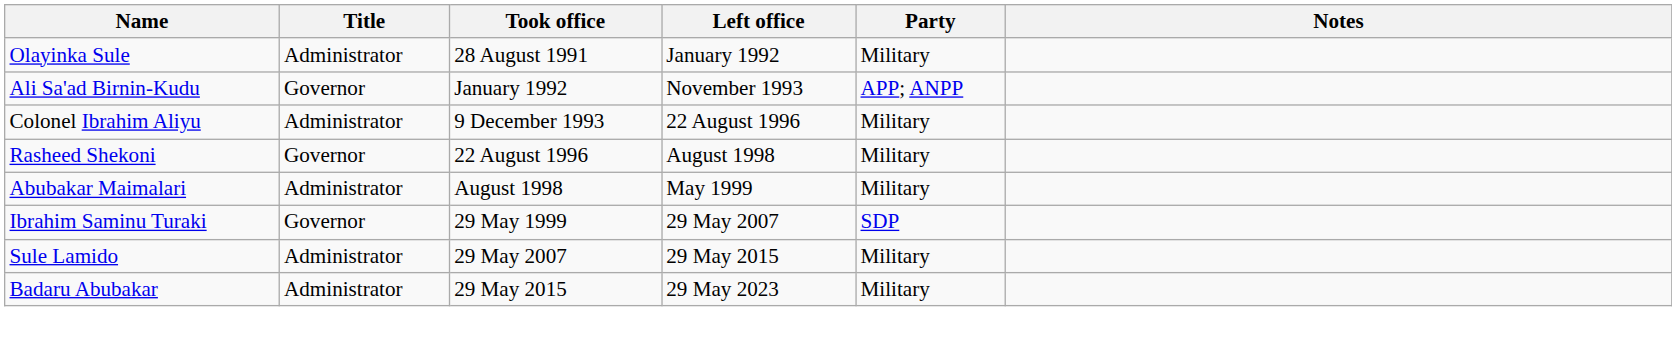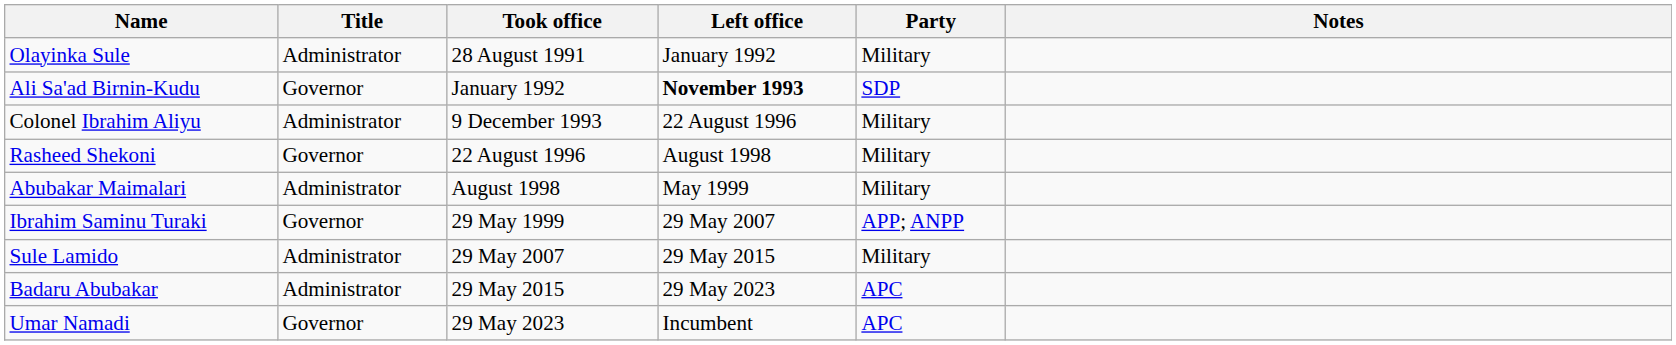(735, 88) normal -> (733, 88) bold
(912, 88) APP; ANPP -> (881, 88) SDP
(880, 222) SDP -> (913, 222) APP; ANPP
(895, 289) Military -> (882, 289) APC
+ row: (70, 322)
